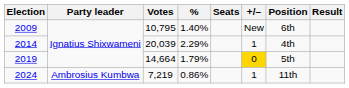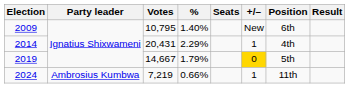(160, 43) 20,039 -> (160, 43) 20,431
(160, 59) 14,664 -> (160, 59) 14,667
(194, 75) 0.86% -> (194, 75) 0.66%
